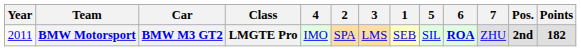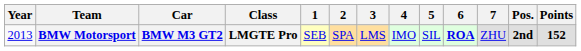columns swapped: (405, 14) <-> (316, 14)
(20, 35) 2011 -> (20, 35) 2013
(556, 35) 182 -> (556, 35) 152
